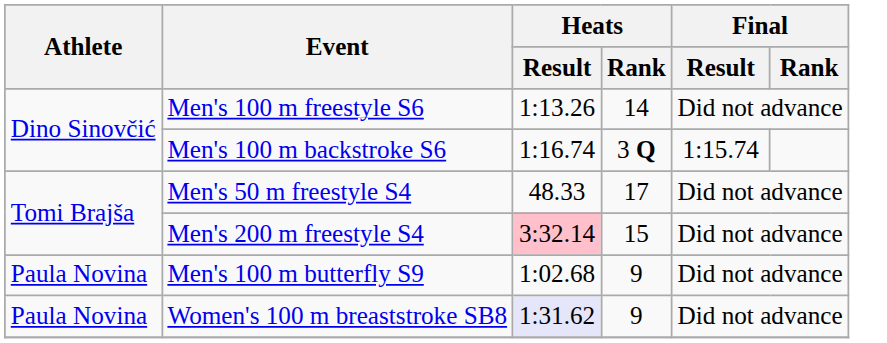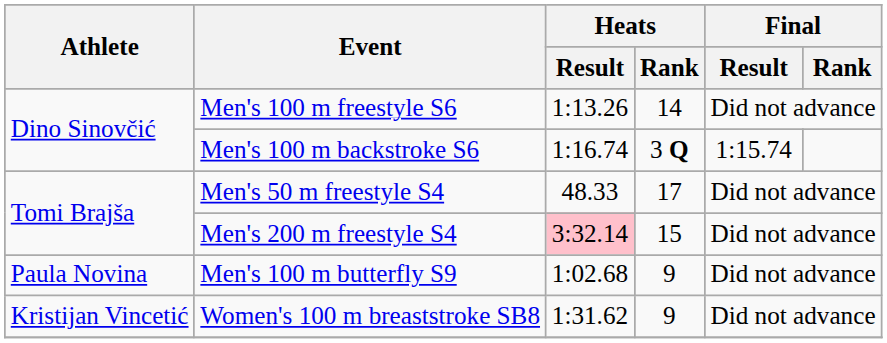(79, 316) Paula Novina -> (100, 316) Kristijan Vincetić
(557, 316) lavender background -> (590, 316) no background
